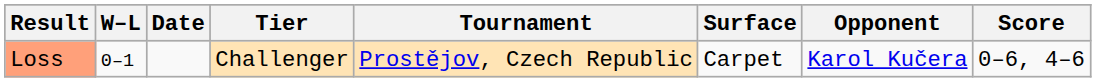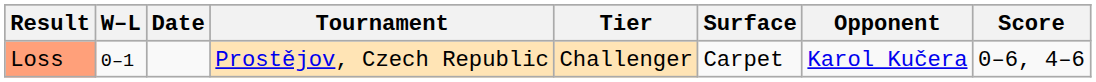columns swapped: (526, 23) <-> (282, 23)
